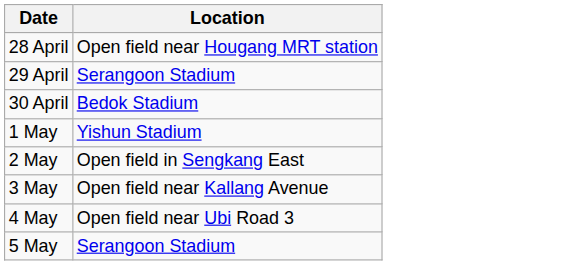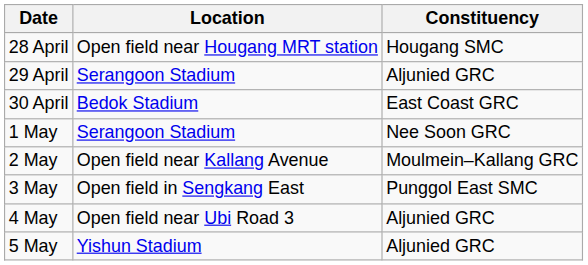+ column: (482, 18)
(139, 132) Yishun Stadium -> (156, 132) Serangoon Stadium
(190, 160) Open field in Sengkang East -> (203, 160) Open field near Kallang Avenue
(203, 189) Open field near Kallang Avenue -> (190, 189) Open field in Sengkang East
(156, 246) Serangoon Stadium -> (139, 246) Yishun Stadium
